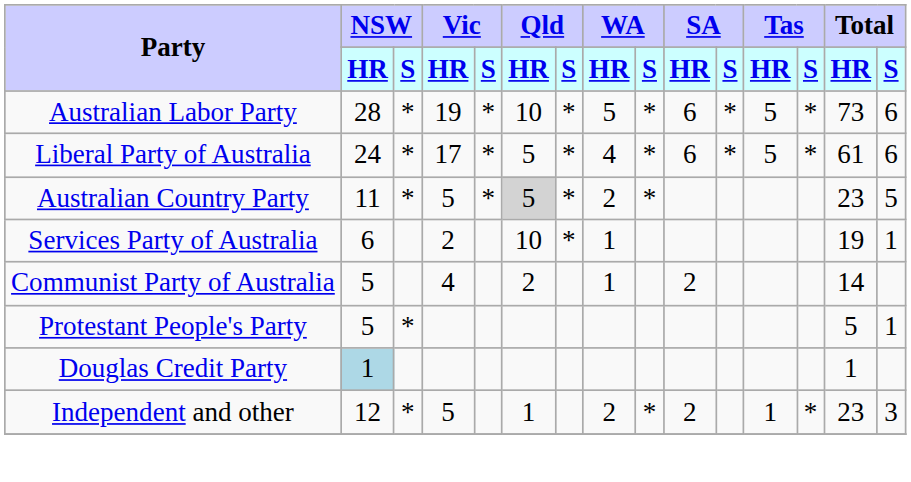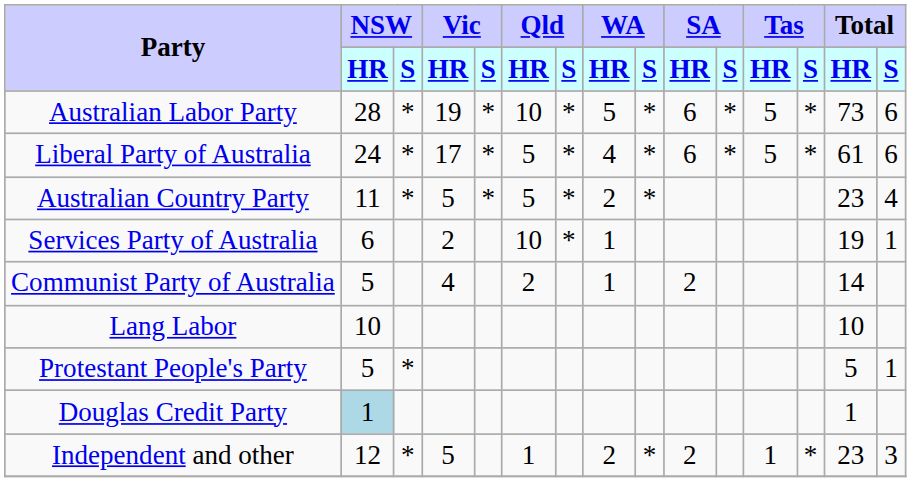(529, 197) lightgrey background -> (529, 197) no background
(891, 197) 5 -> (891, 197) 4
+ row: (173, 326)
